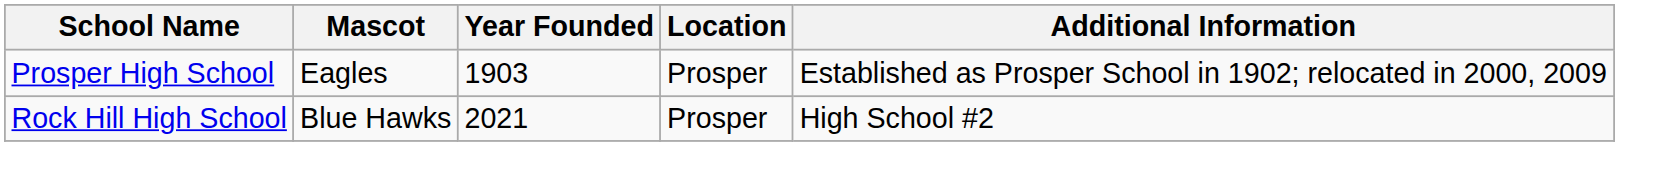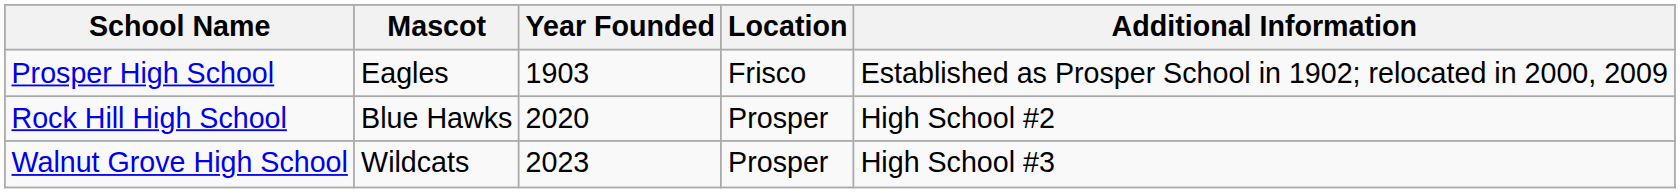(717, 72) Prosper -> (767, 72) Frisco
(496, 118) 2021 -> (557, 118) 2020
+ row: (180, 163)
